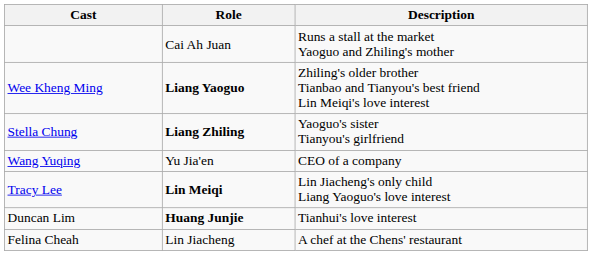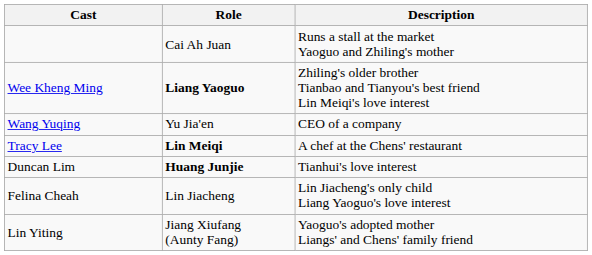- row: (42, 132)
(374, 189) Lin Jiacheng's only child Liang Yaoguo's love interest -> (380, 145) A chef at the Chens' restaurant
(380, 239) A chef at the Chens' restaurant -> (374, 195) Lin Jiacheng's only child Liang Yaoguo's love interest
+ row: (35, 232)
